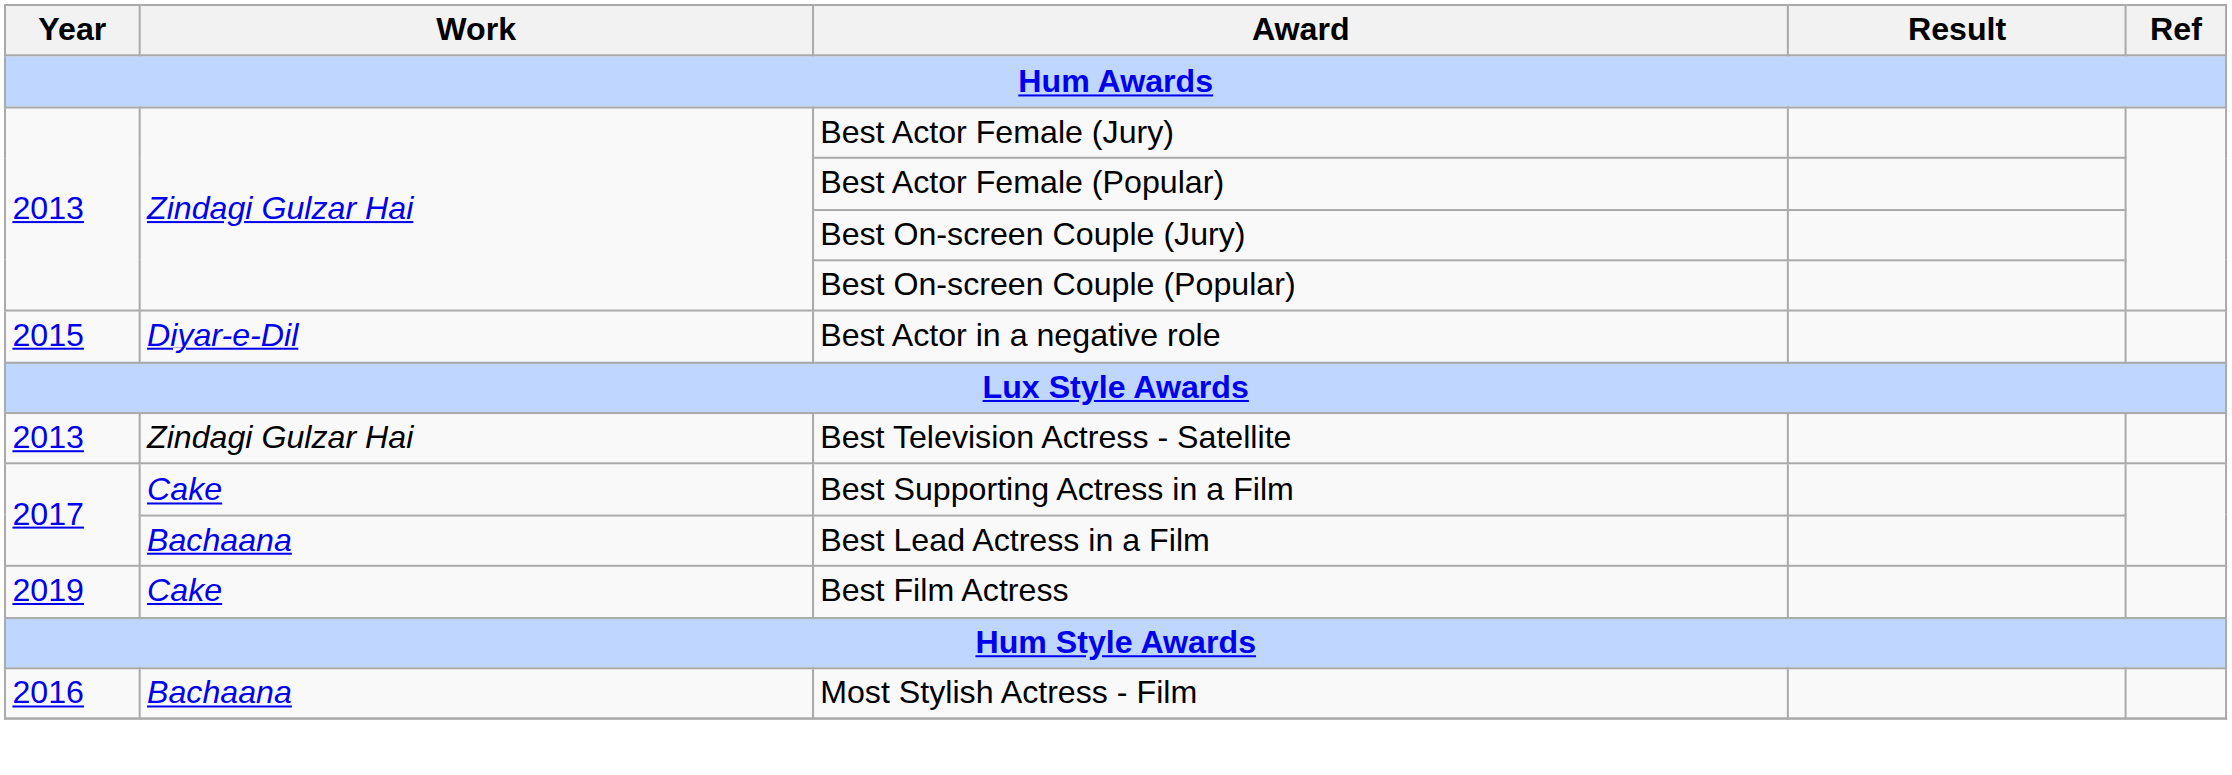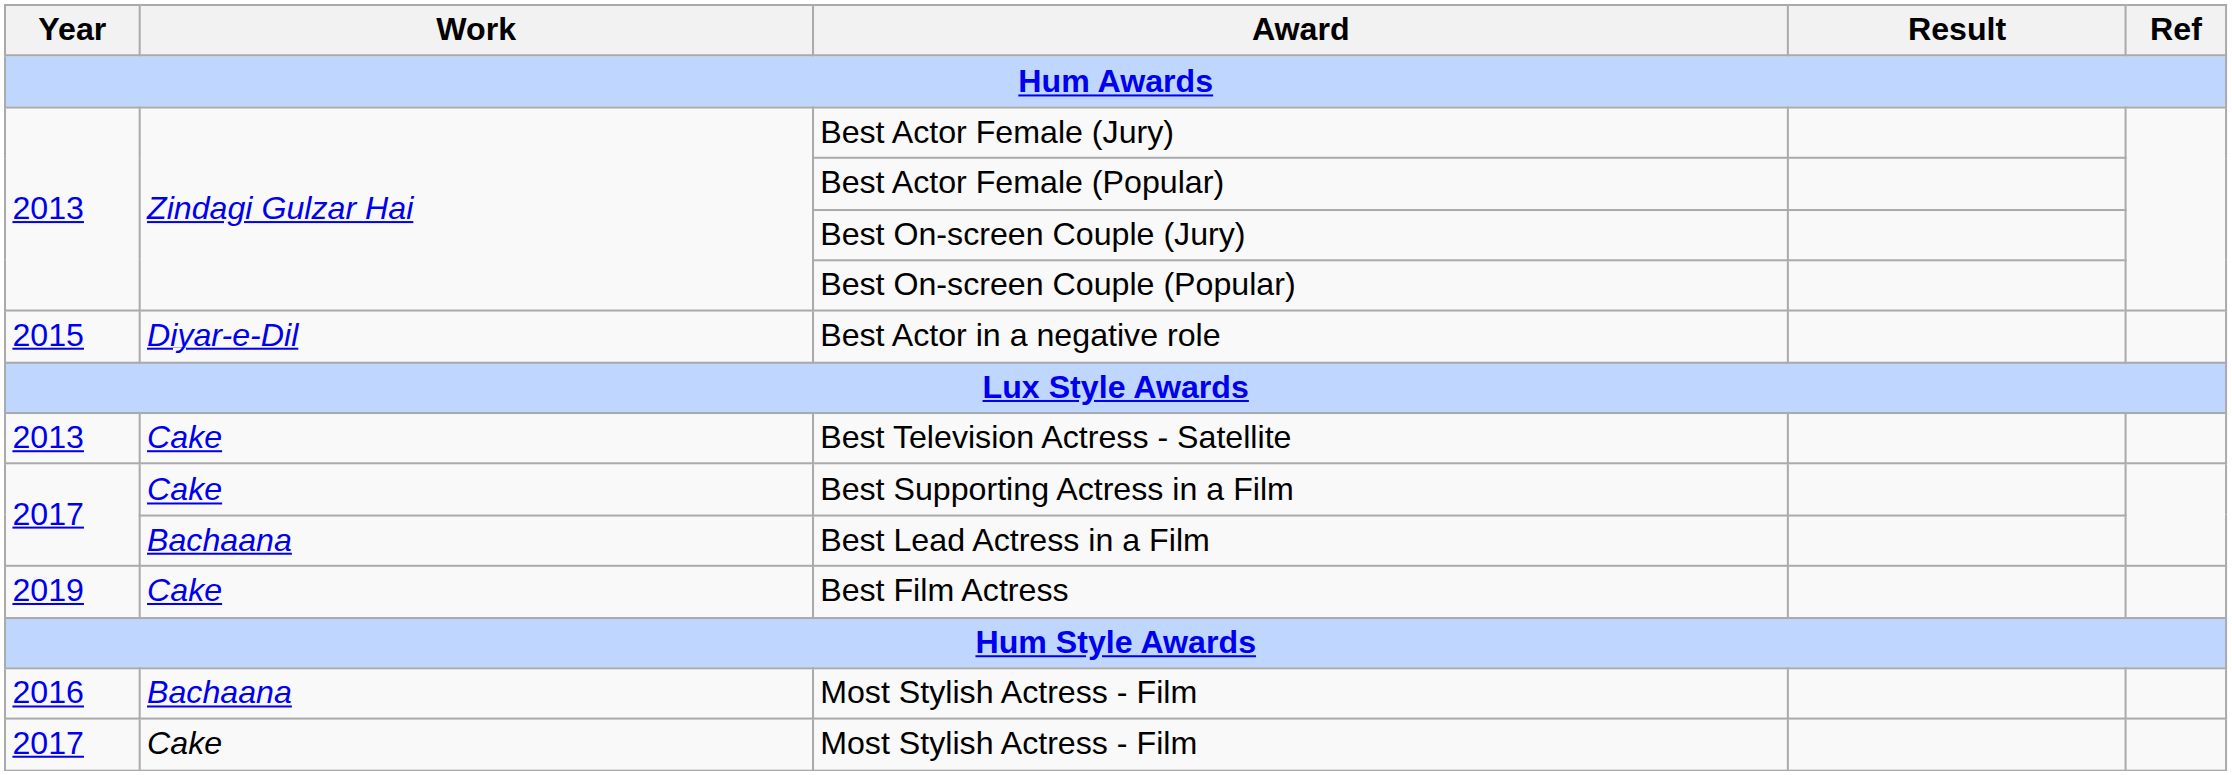(280, 438) Zindagi Gulzar Hai -> (185, 438) Cake
+ row: (48, 744)
